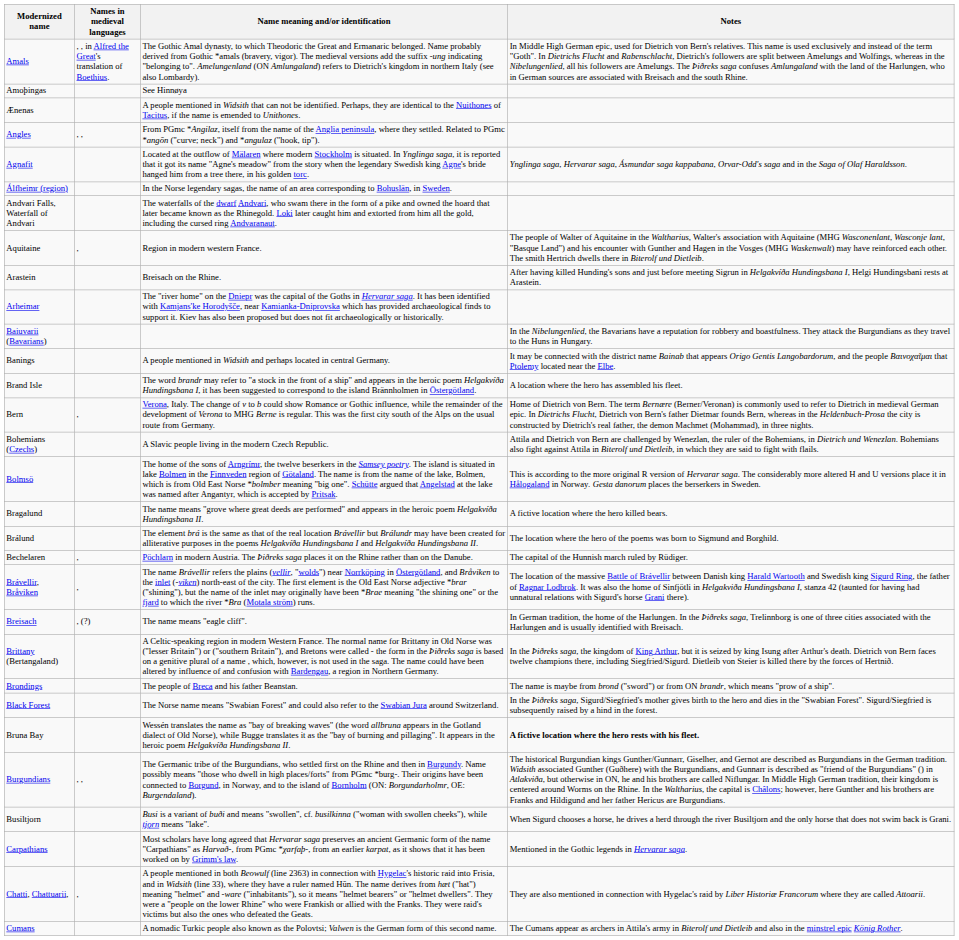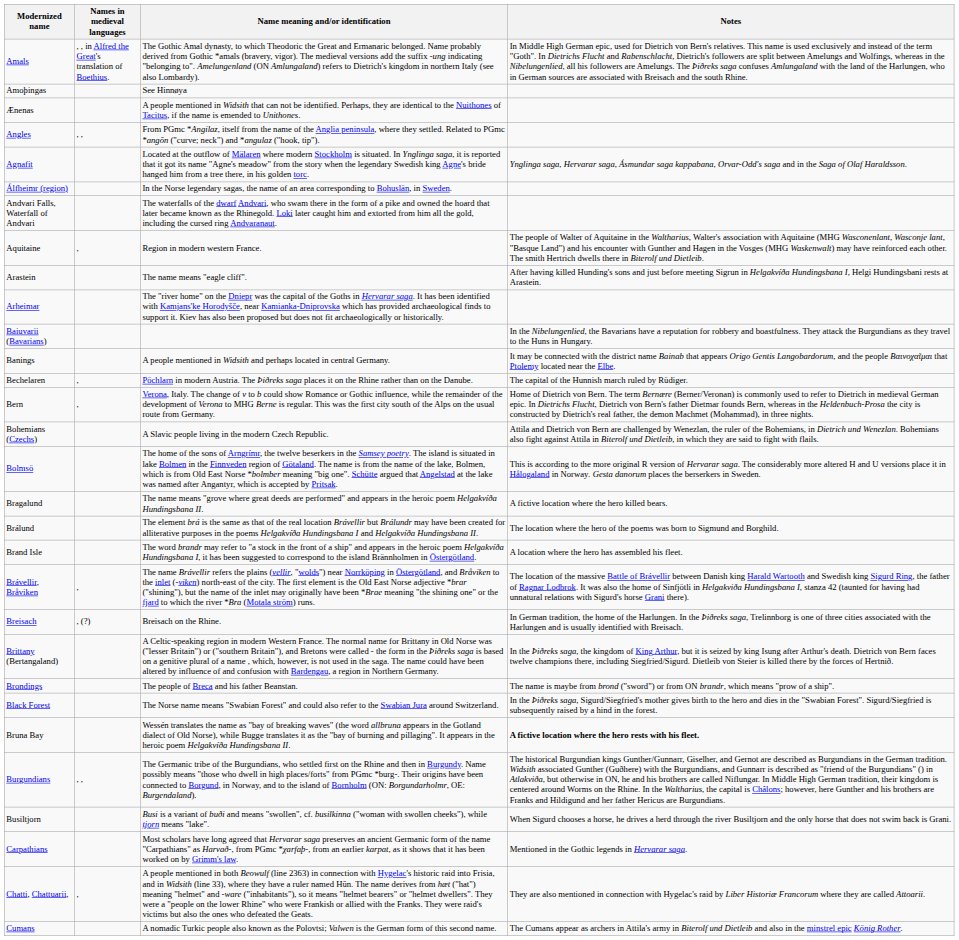(182, 277) Breisach on the Rhine. -> (195, 277) The name means "eagle cliff".
rows swapped: (26, 558) <-> (24, 385)
(195, 622) The name means "eagle cliff". -> (182, 622) Breisach on the Rhine.
